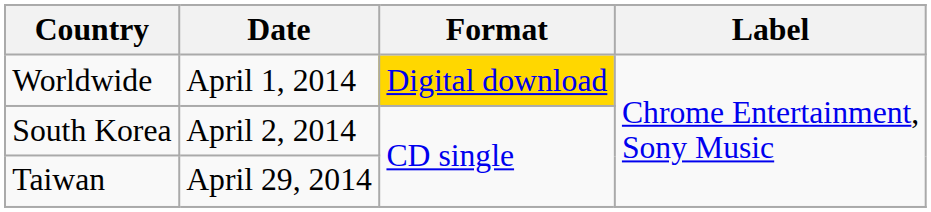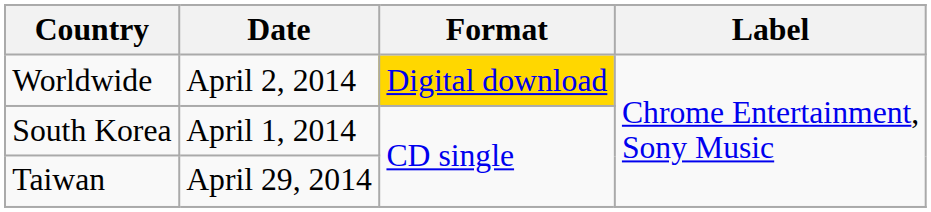(271, 79) April 1, 2014 -> (271, 79) April 2, 2014
(271, 130) April 2, 2014 -> (271, 130) April 1, 2014
